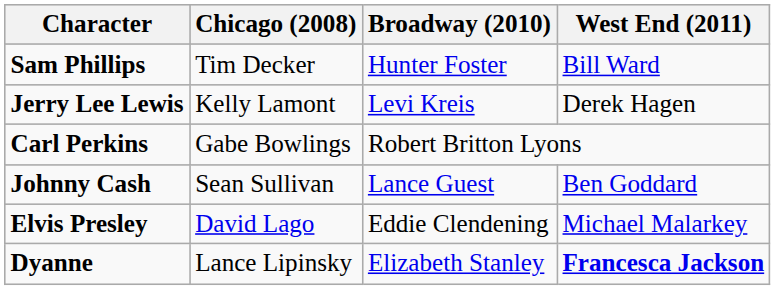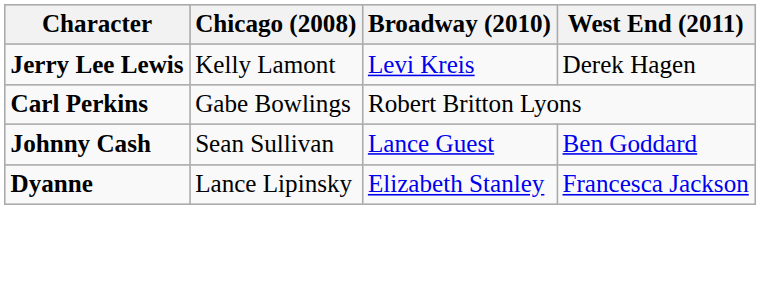- row: (78, 64)
- row: (79, 223)
(663, 263) bold -> (656, 183) normal
